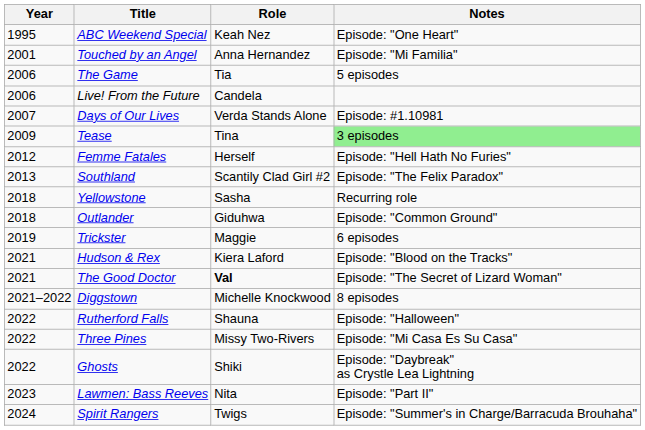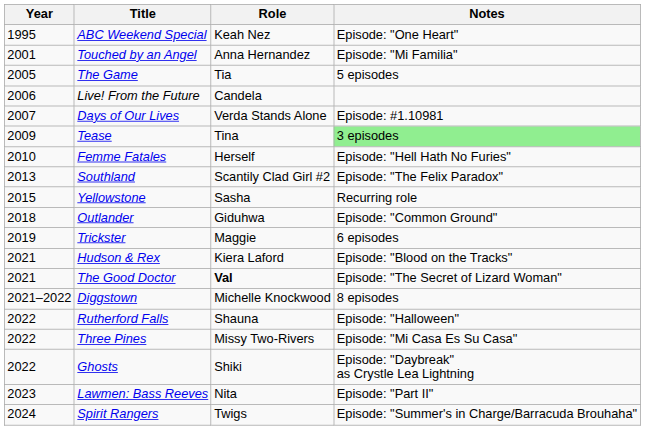(22, 75) 2006 -> (22, 75) 2005
(22, 156) 2012 -> (22, 156) 2010
(22, 197) 2018 -> (22, 197) 2015
